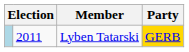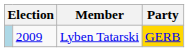(29, 36) 2011 -> (29, 36) 2009
